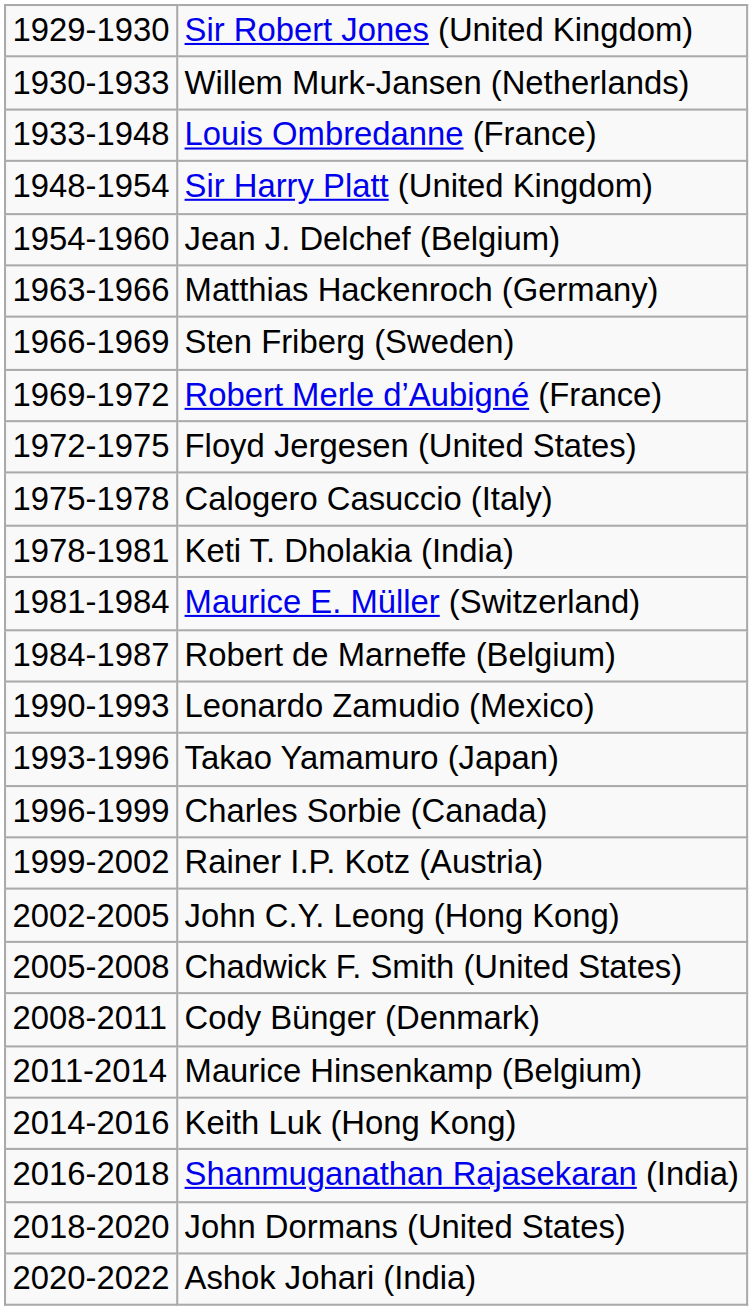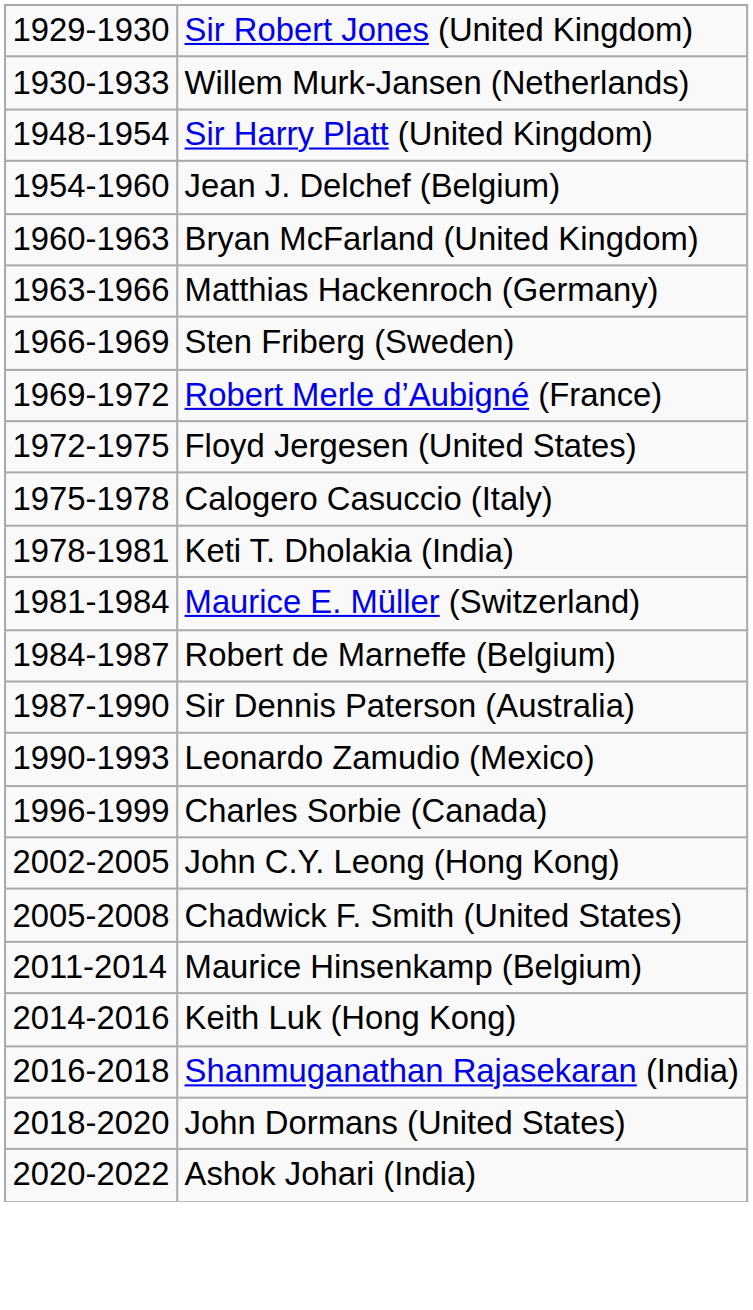- row: (391, 134)
+ row: (442, 238)
+ row: (410, 706)
- row: (372, 758)
- row: (364, 862)
- row: (362, 1018)
